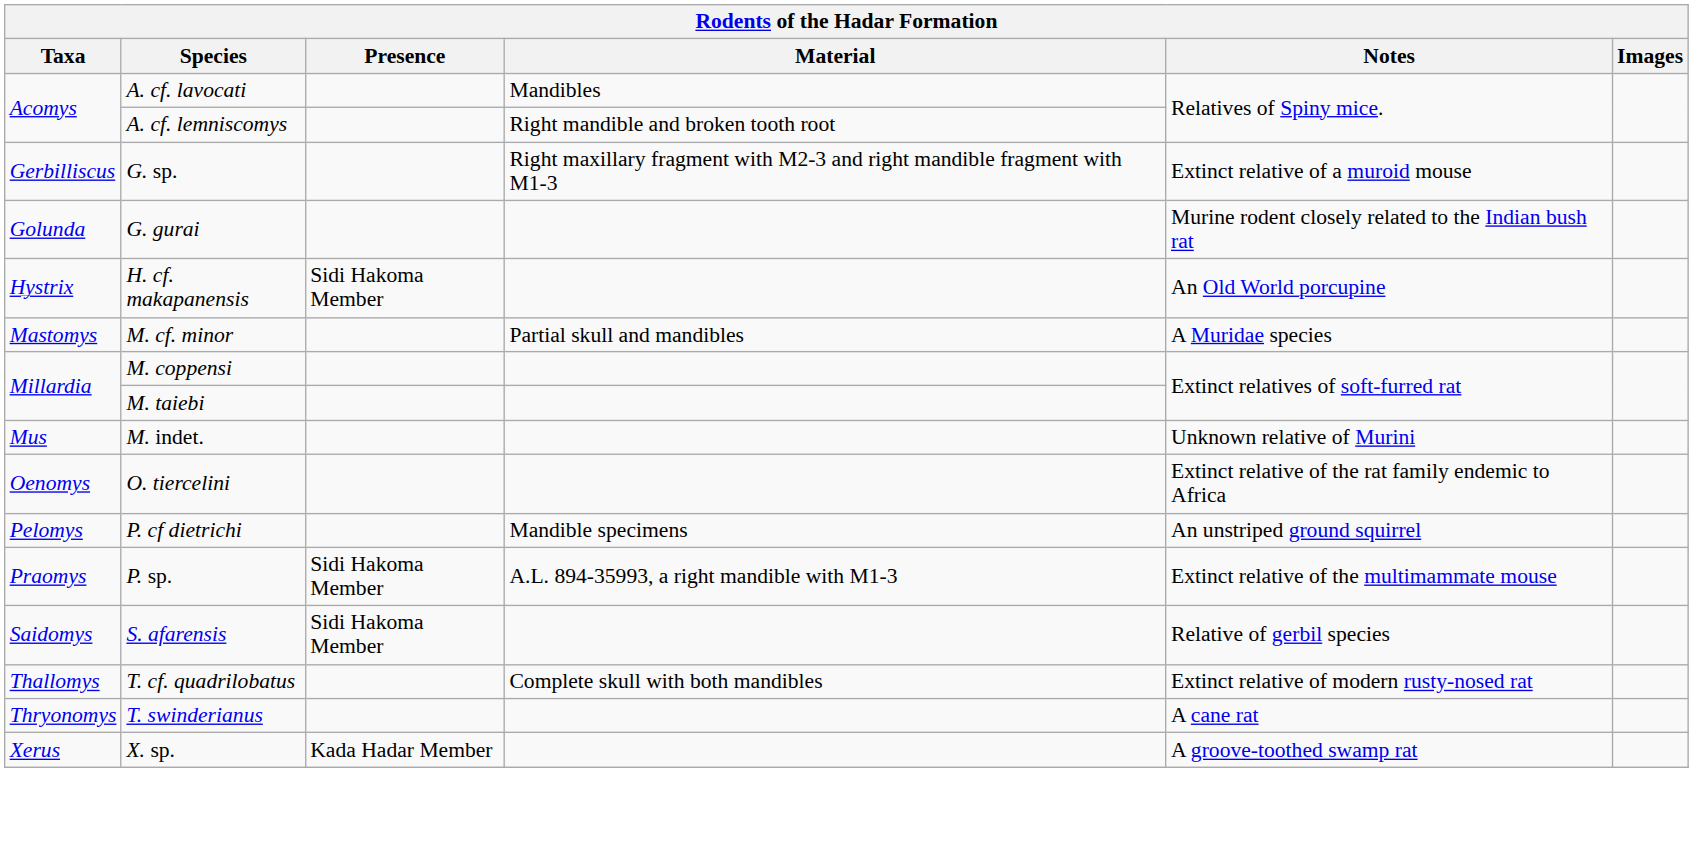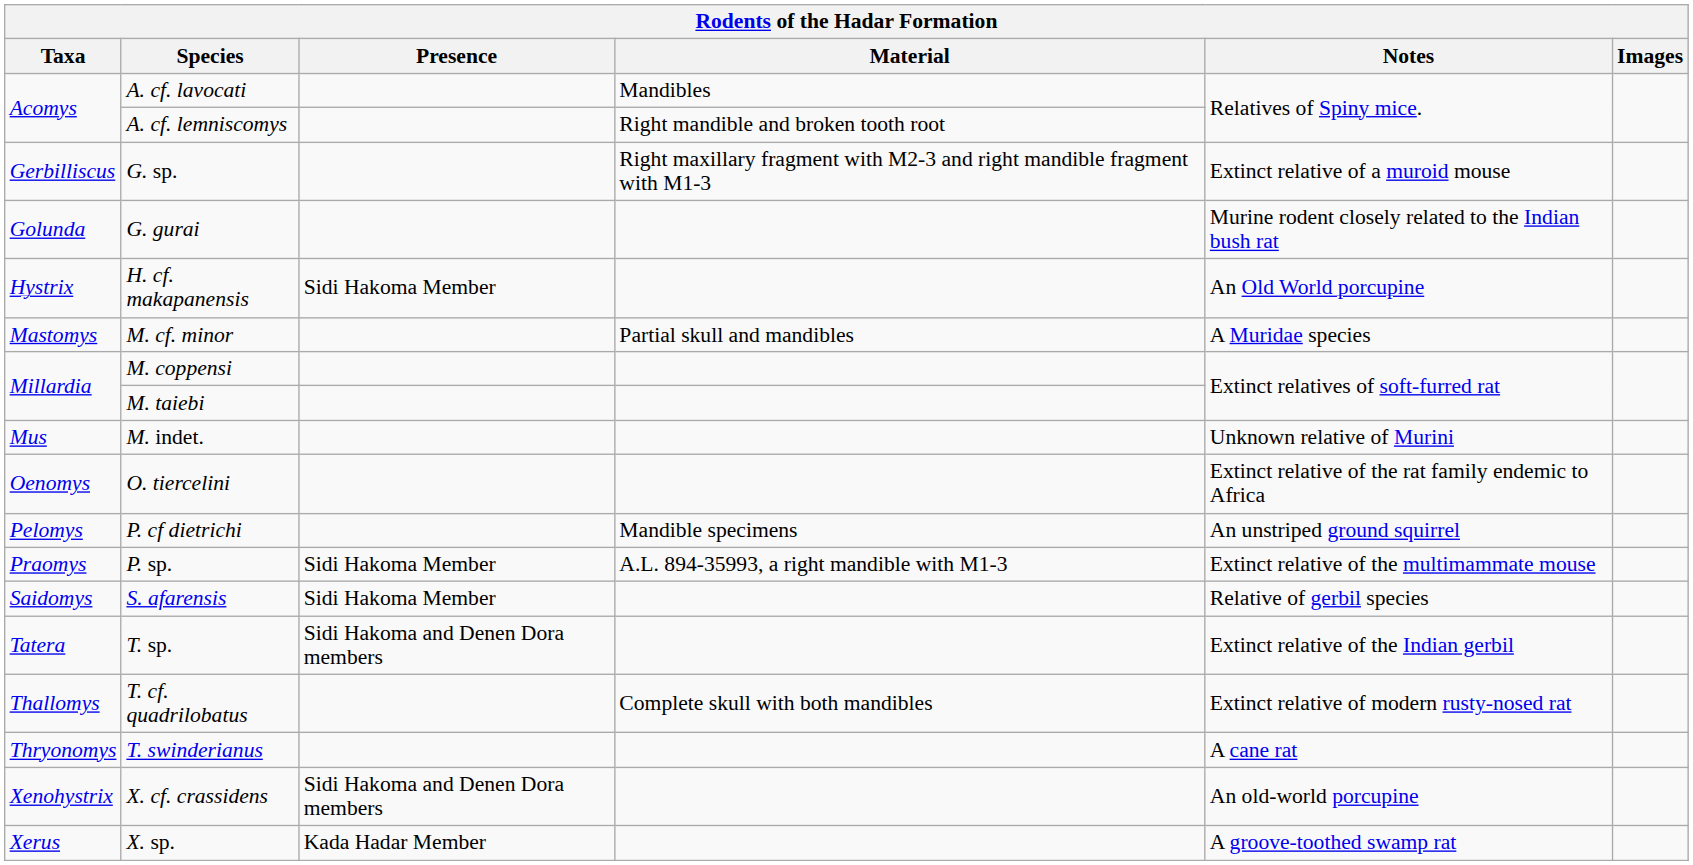+ row: (149, 644)
+ row: (197, 796)
